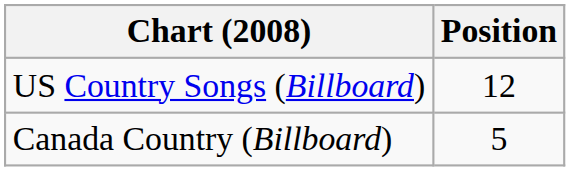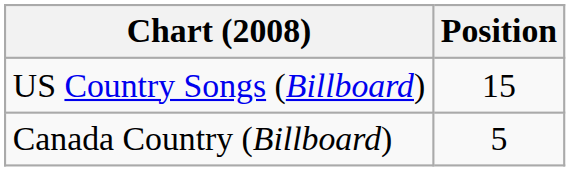(499, 84) 12 -> (499, 84) 15
